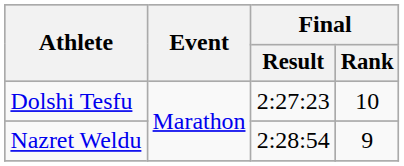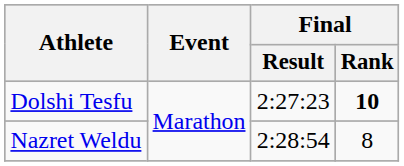(367, 101) normal -> (367, 101) bold
(367, 140) 9 -> (367, 140) 8
